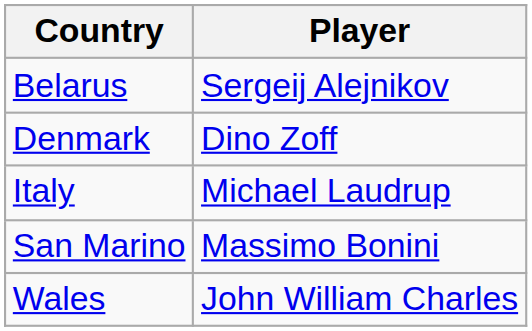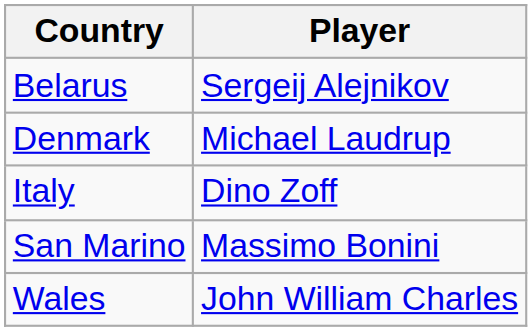(269, 138) Dino Zoff -> (326, 138) Michael Laudrup
(326, 191) Michael Laudrup -> (269, 191) Dino Zoff
